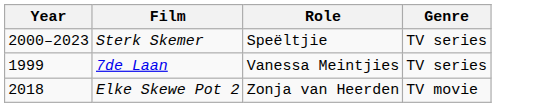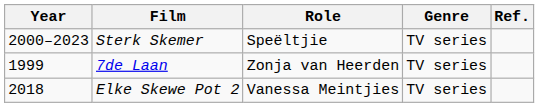+ column: (512, 17)
(323, 65) Vanessa Meintjies -> (323, 65) Zonja van Heerden
(323, 90) Zonja van Heerden -> (323, 90) Vanessa Meintjies
(442, 90) TV movie -> (447, 90) TV series
